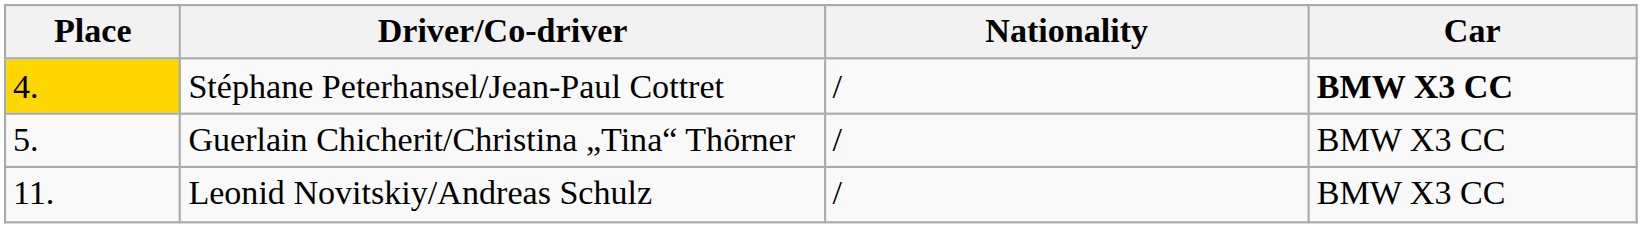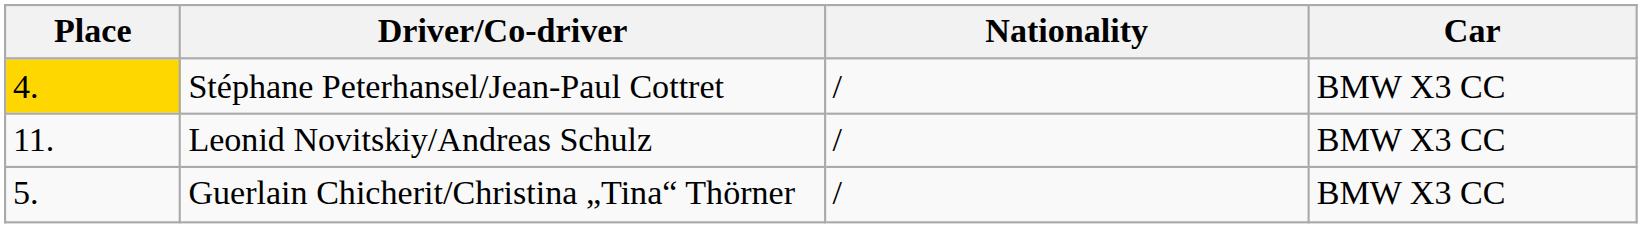(1415, 85) bold -> (1411, 85) normal
rows swapped: (492, 139) <-> (420, 193)
